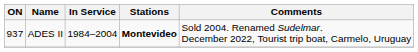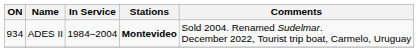(15, 33) 937 -> (15, 33) 934
